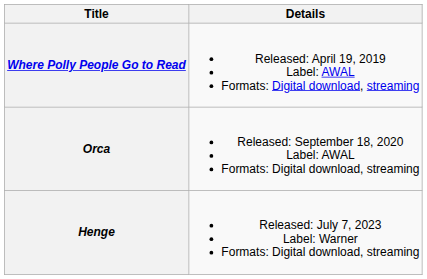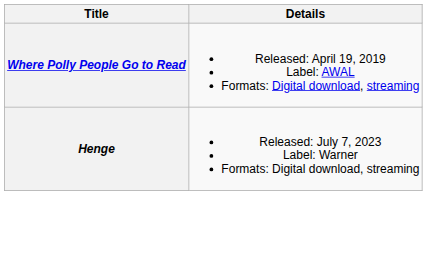- row: (96, 148)
